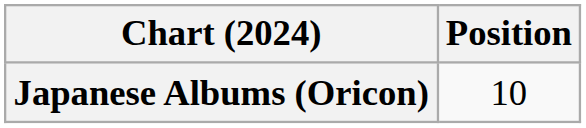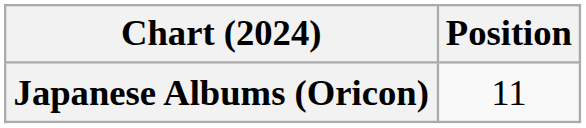(509, 91) 10 -> (509, 91) 11
